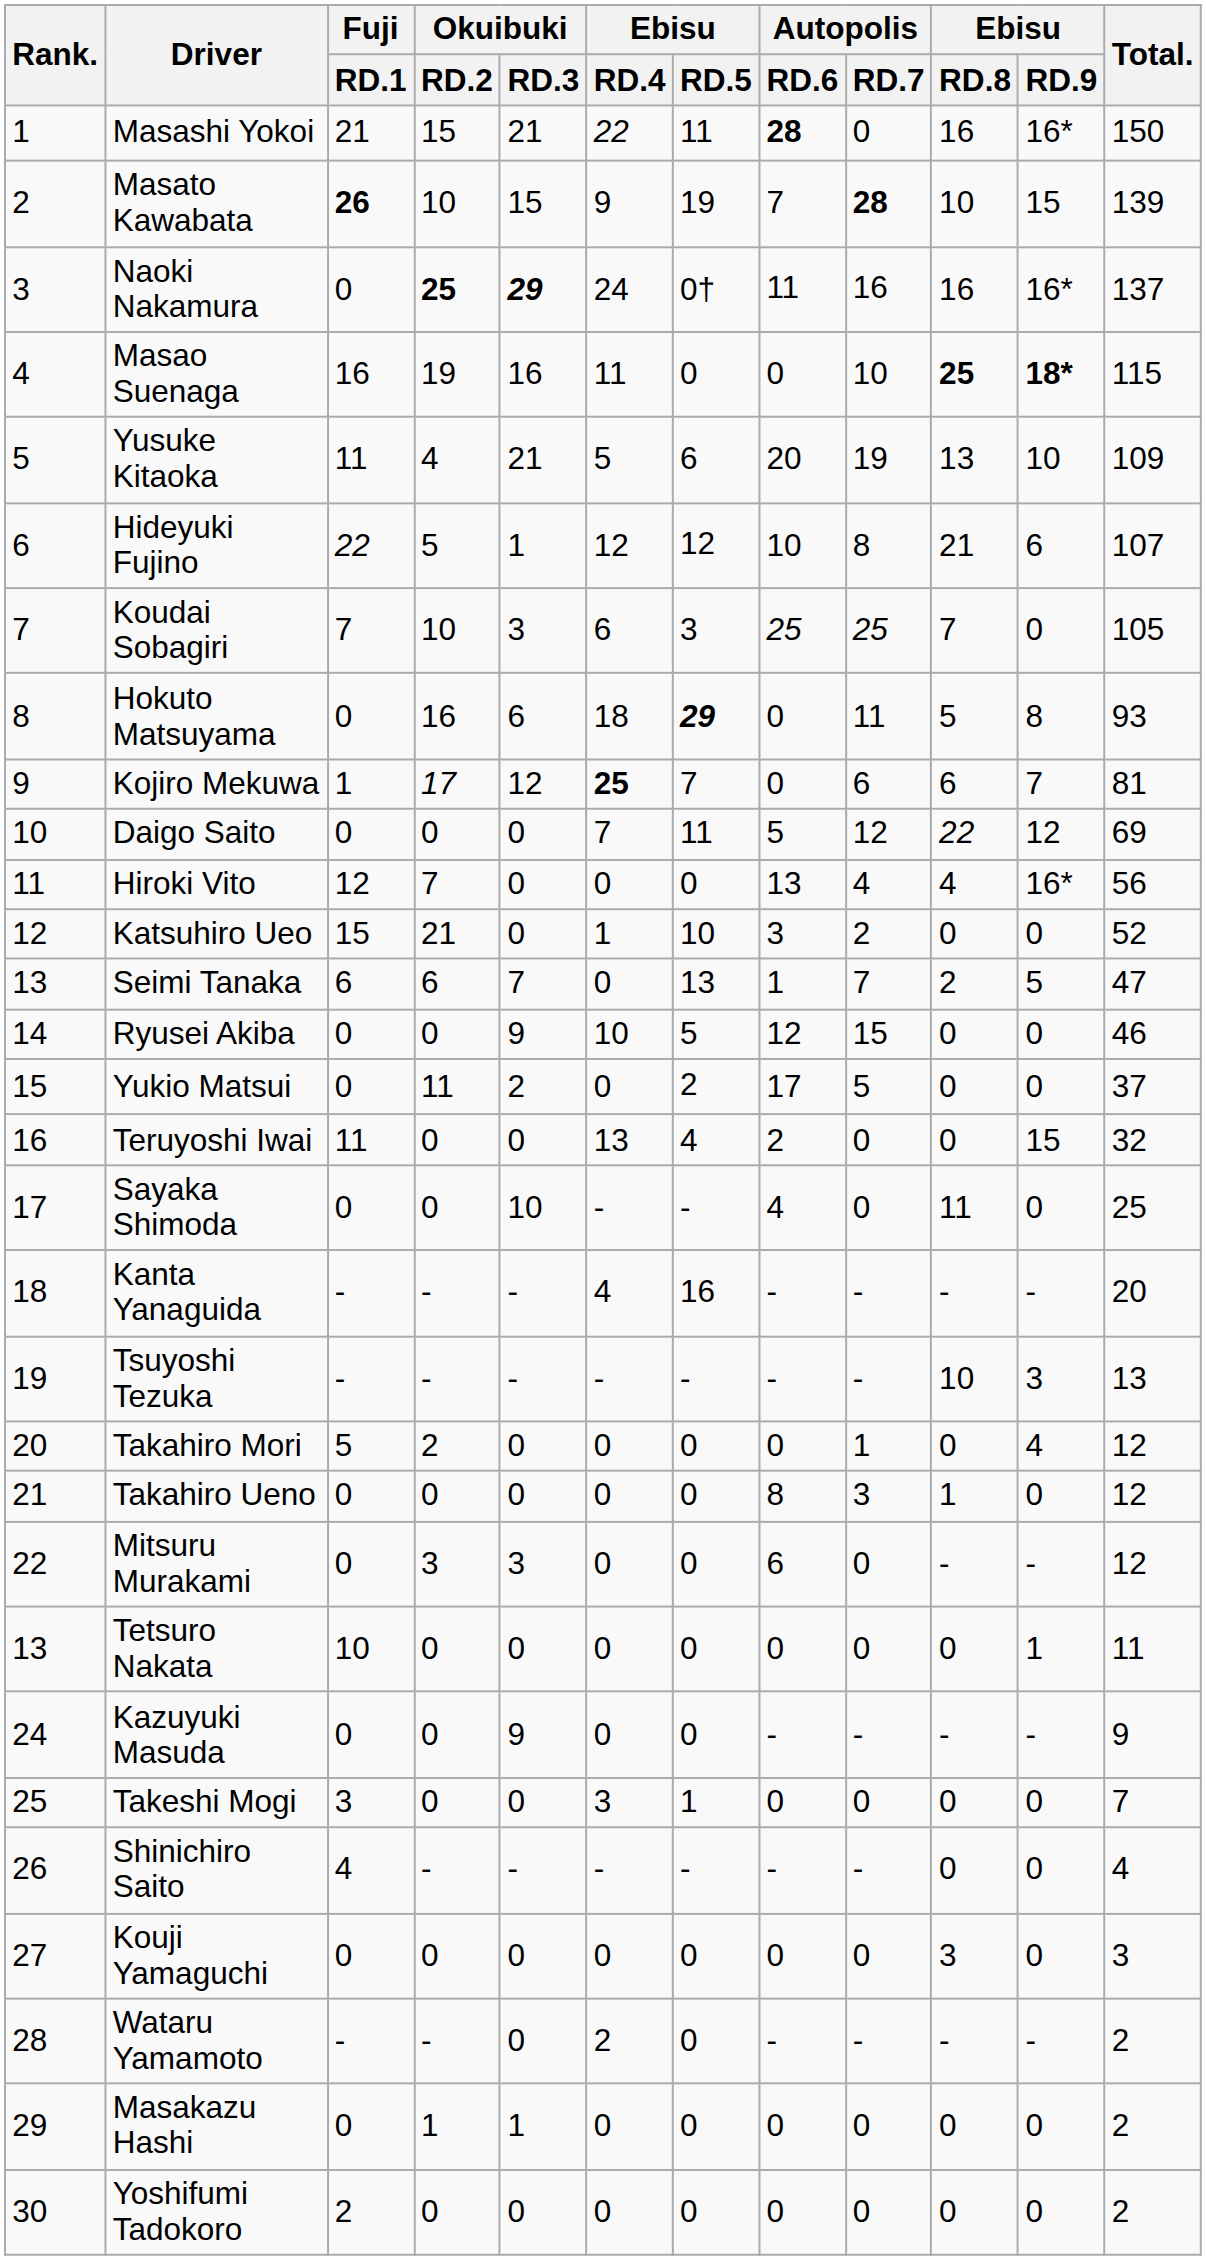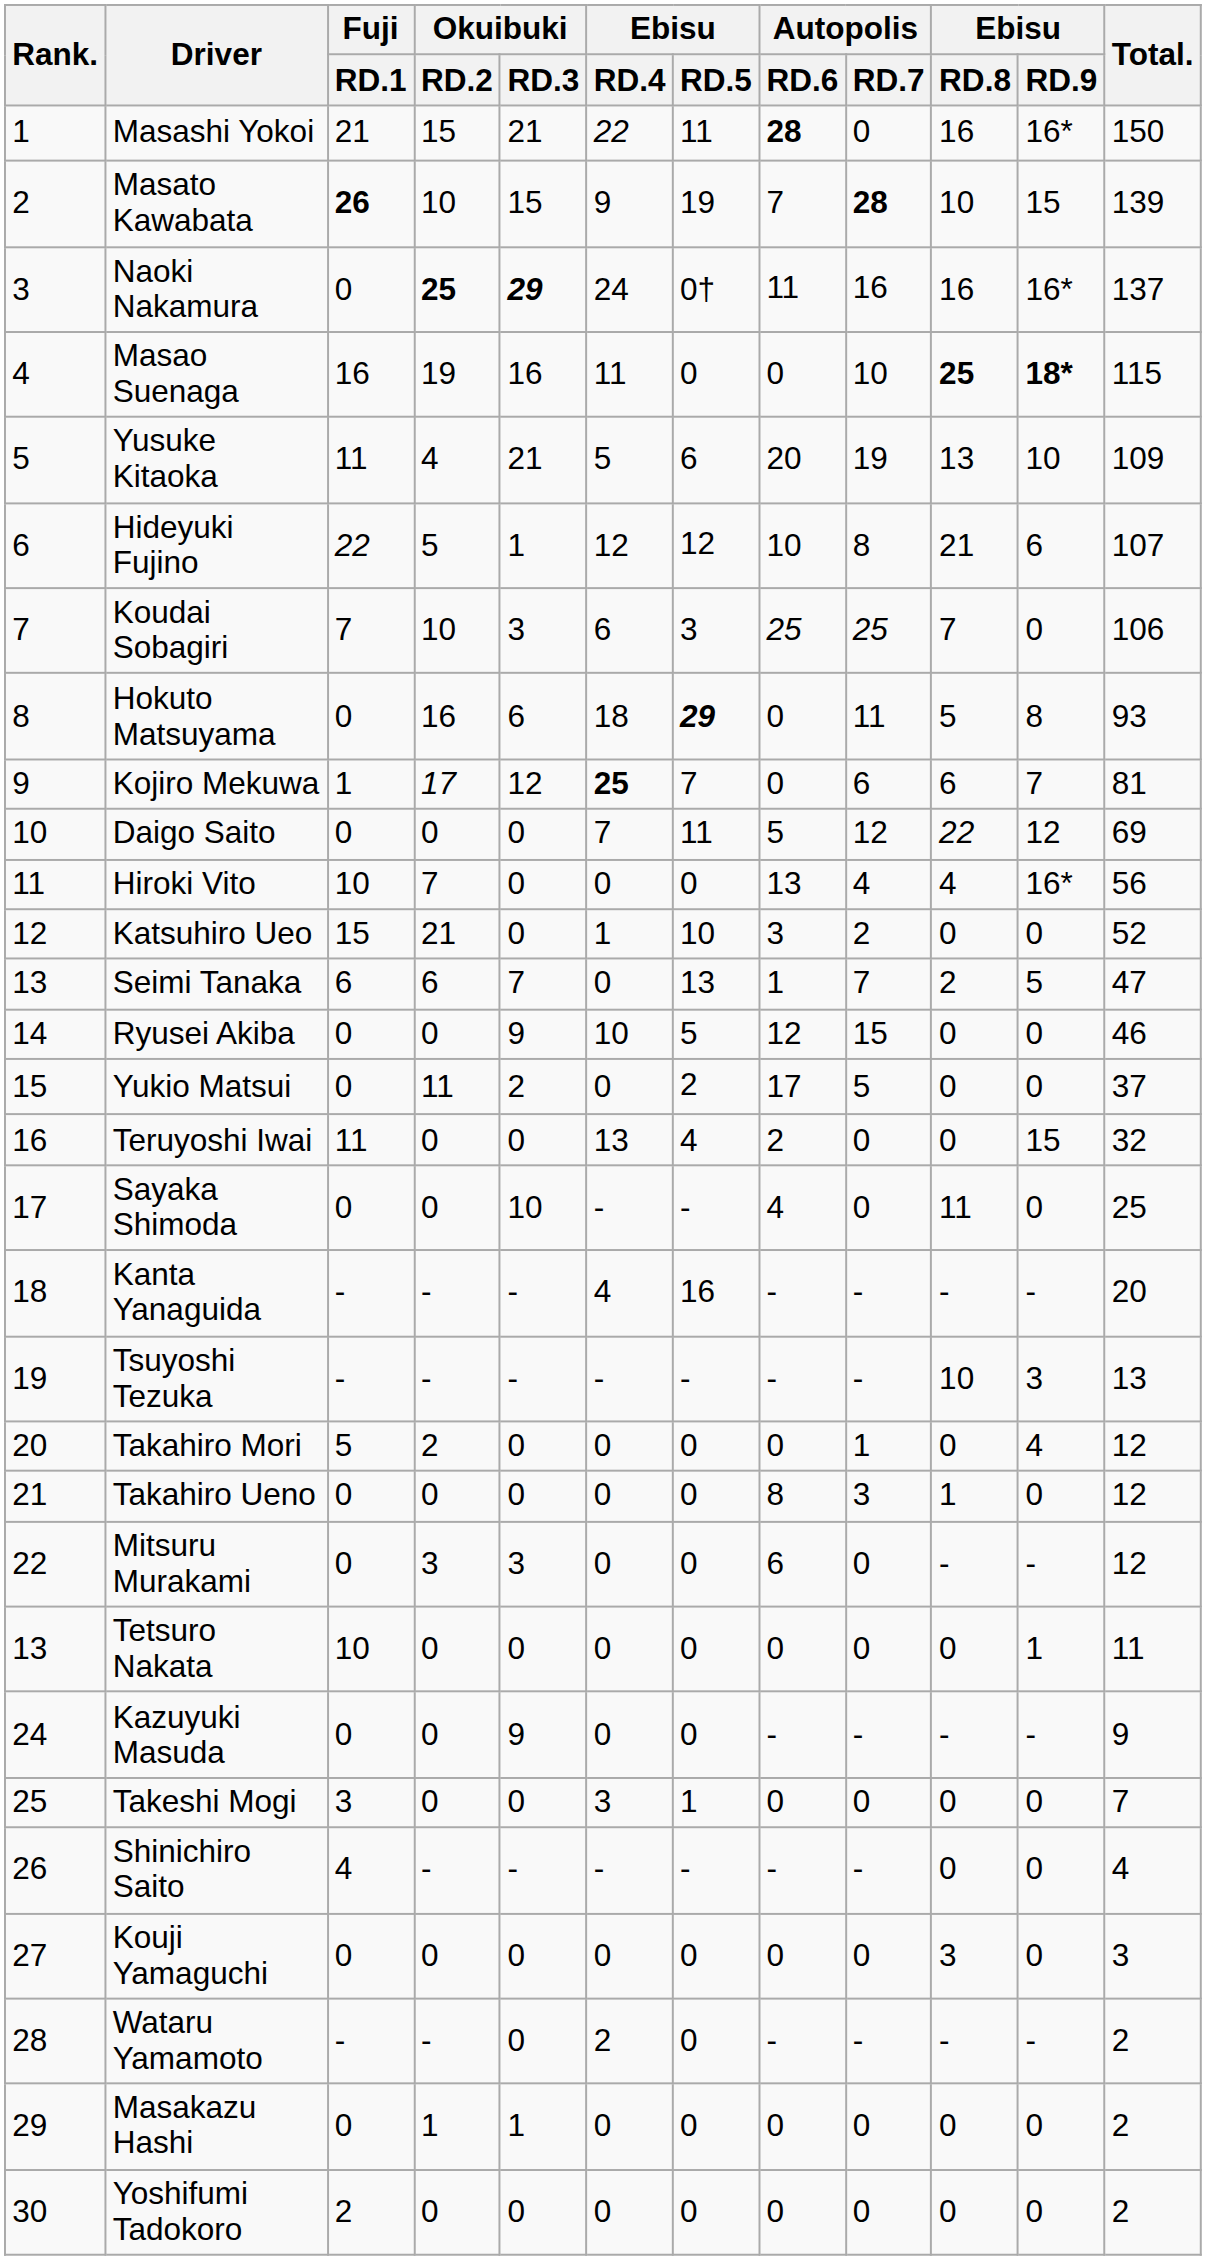(1138, 630) 105 -> (1138, 630) 106
(352, 883) 12 -> (352, 883) 10
